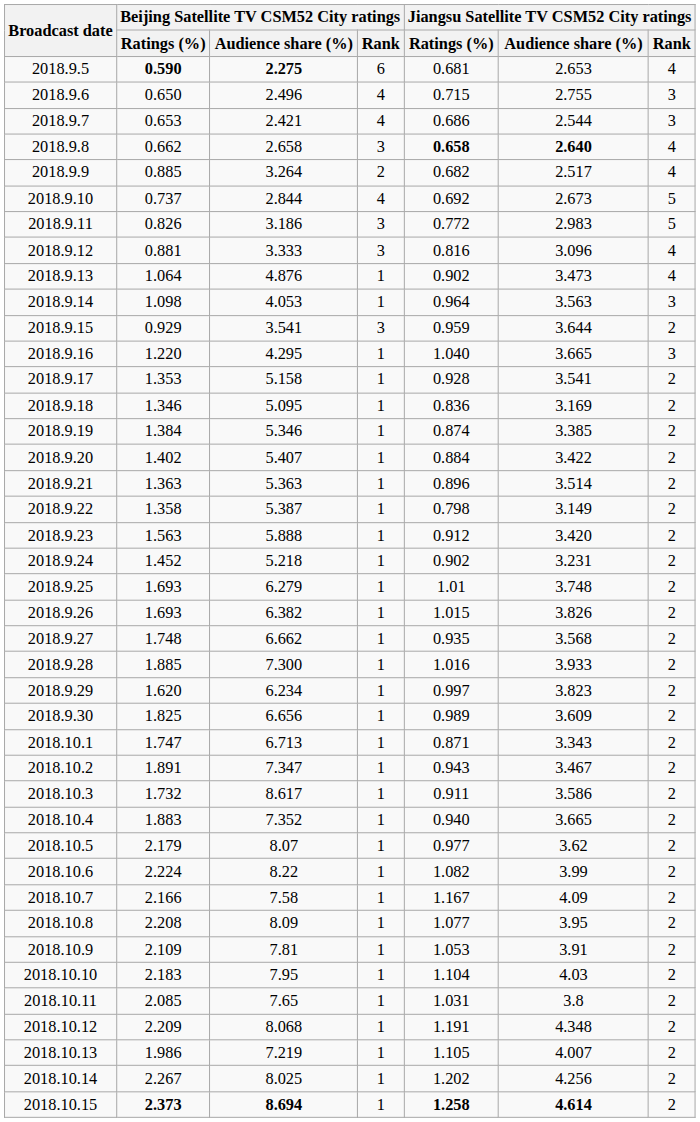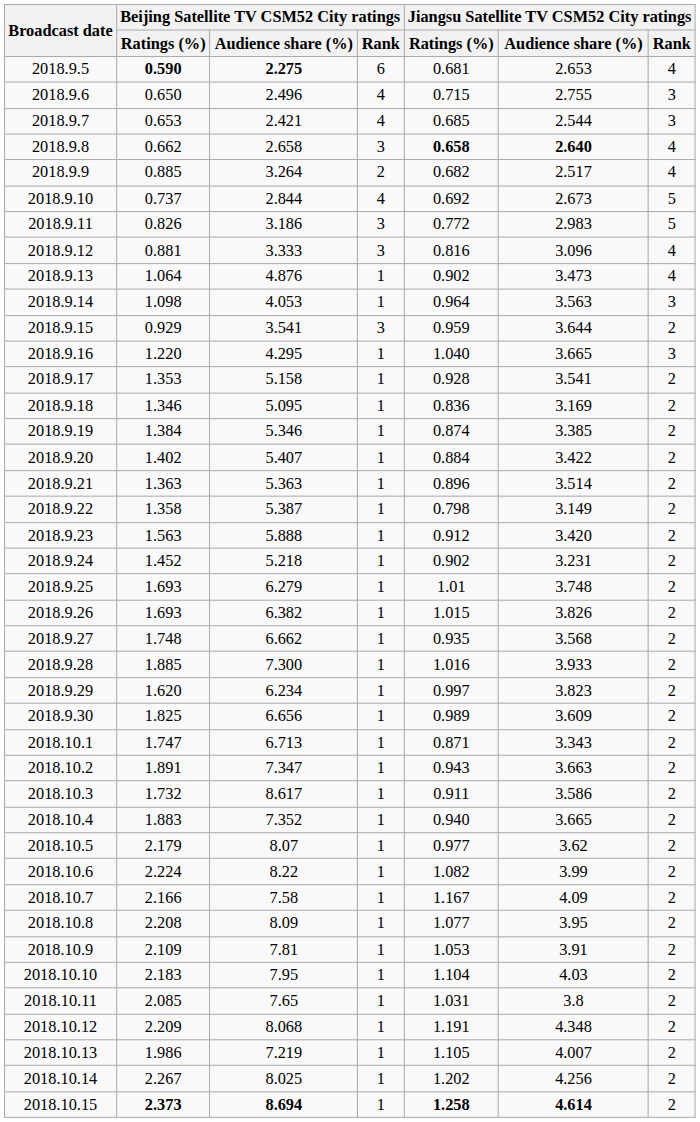(451, 120) 0.686 -> (451, 120) 0.685
(573, 768) 3.467 -> (573, 768) 3.663
